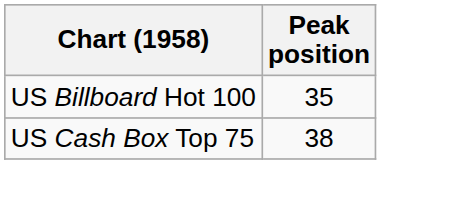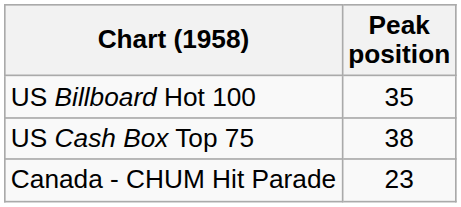+ row: (173, 179)
